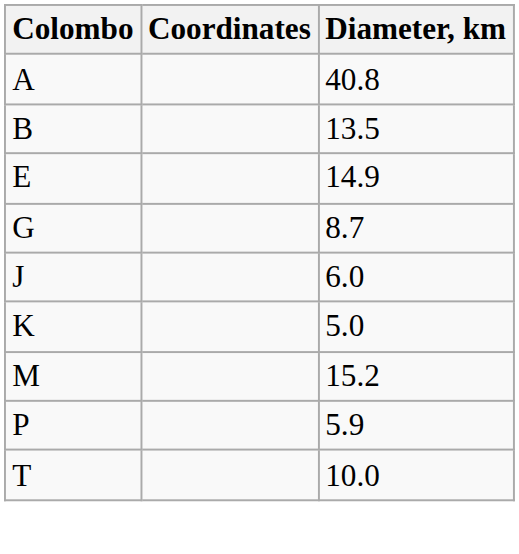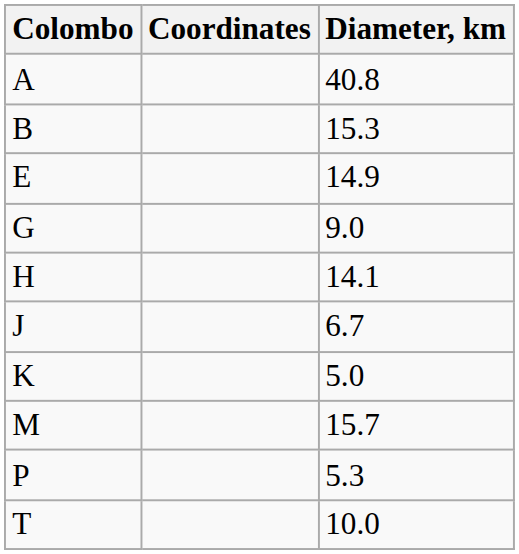(353, 128) 13.5 -> (353, 128) 15.3
(345, 227) 8.7 -> (345, 227) 9.0
+ row: (23, 276)
(345, 276) 6.0 -> (345, 326) 6.7
(353, 375) 15.2 -> (353, 425) 15.7
(345, 425) 5.9 -> (345, 474) 5.3
